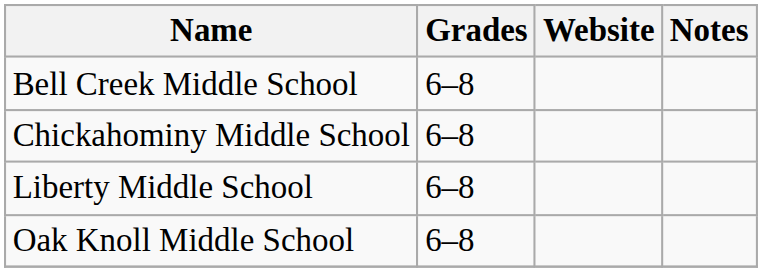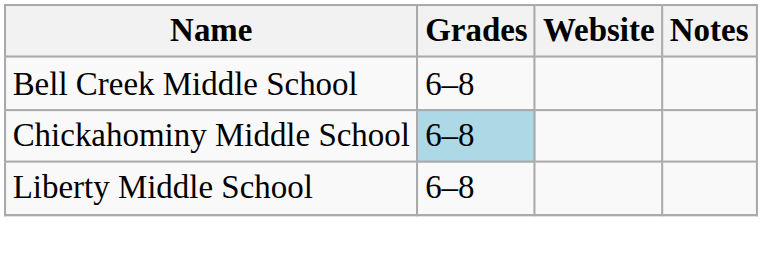(450, 135) no background -> (450, 135) lightblue background
- row: (183, 239)
